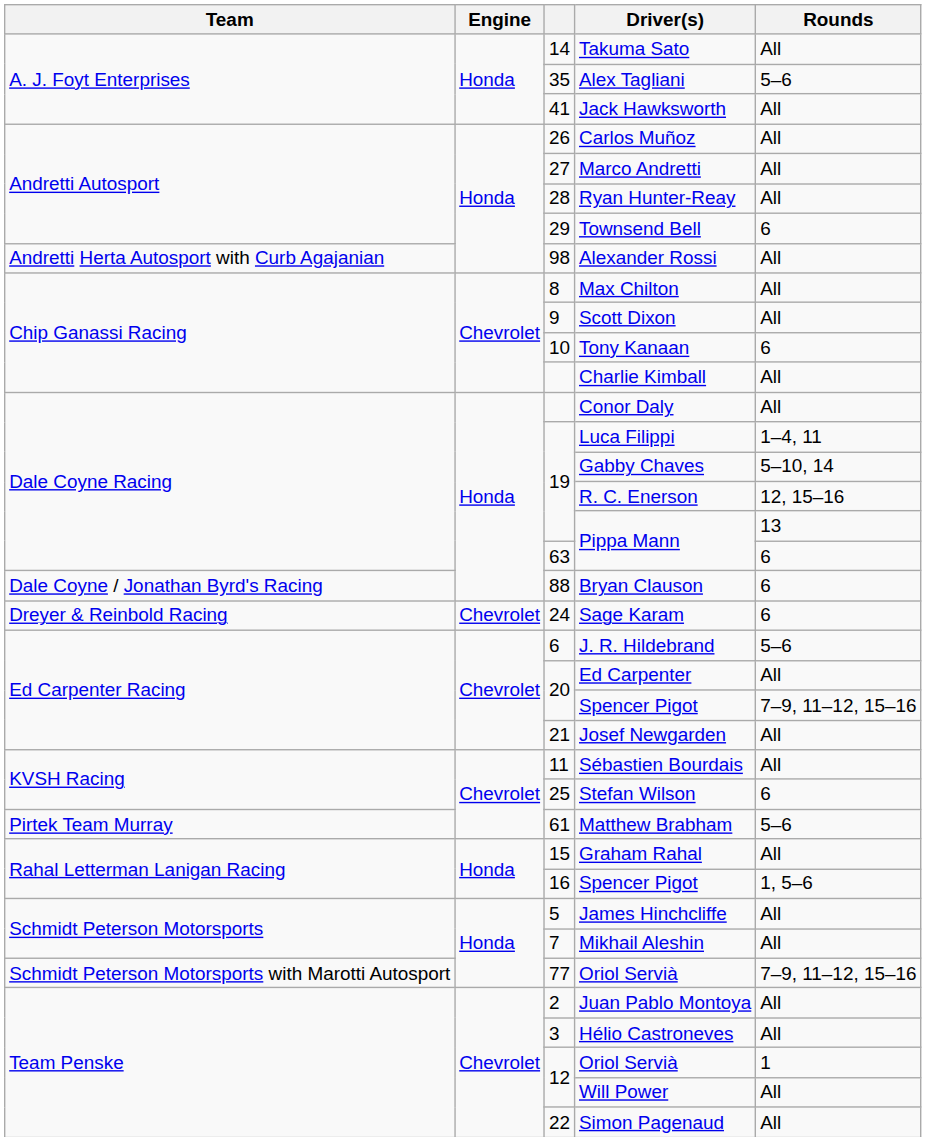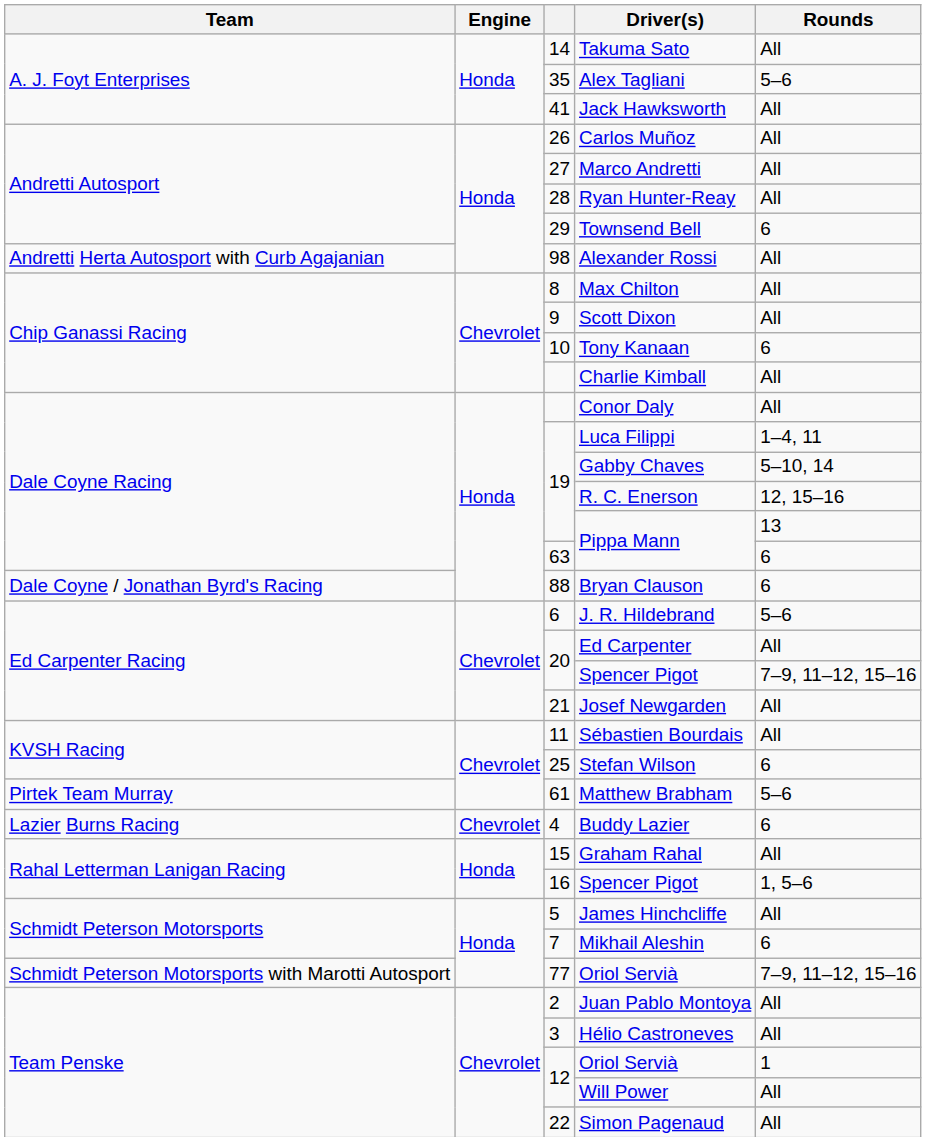- row: (560, 615)
+ row: (554, 824)
(771, 943) All -> (765, 943) 6
